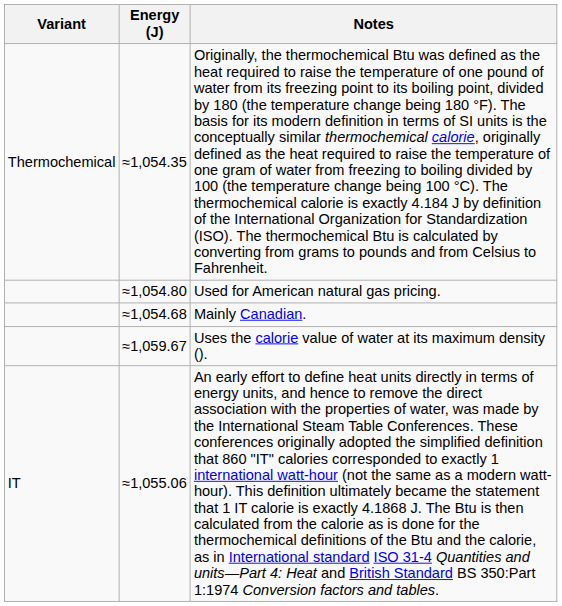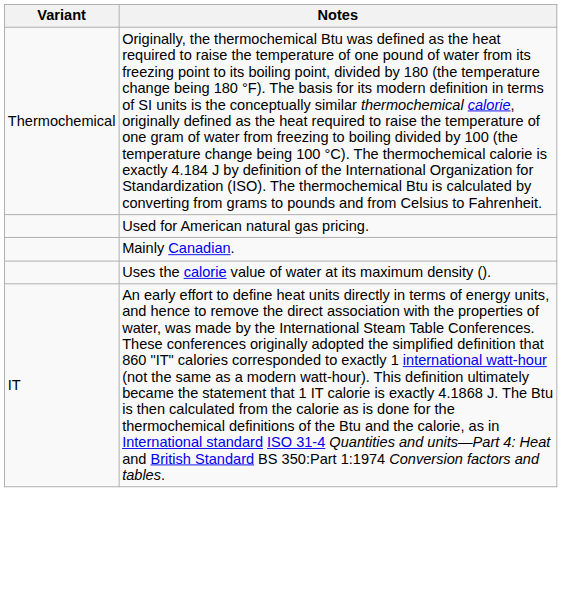- column: (155, 24)
